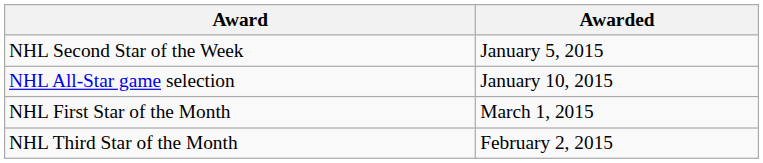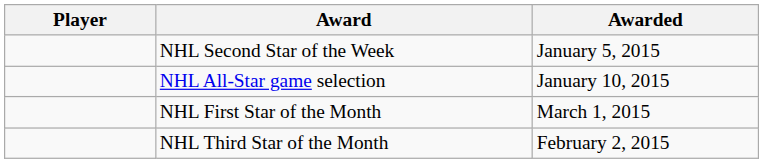+ column: (80, 19)
